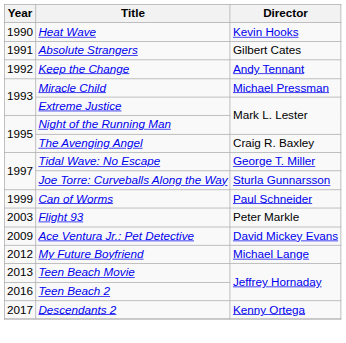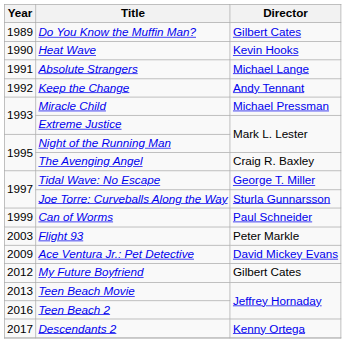+ row: (117, 32)
(267, 50) Gilbert Cates -> (271, 69) Michael Lange
(271, 254) Michael Lange -> (267, 273) Gilbert Cates
